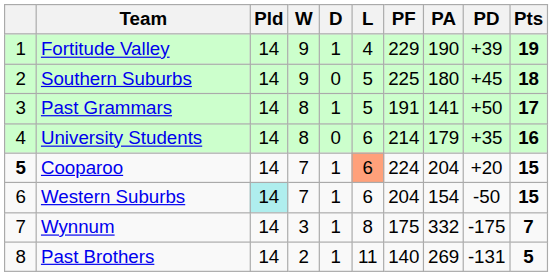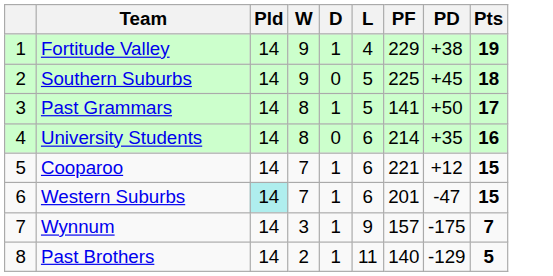- column: (444, 19)
(487, 49) +39 -> (447, 49) +38
(404, 108) 191 -> (404, 108) 141
(21, 167) bold -> (21, 167) normal
(368, 167) lightsalmon background -> (368, 167) no background
(404, 167) 224 -> (404, 167) 221
(487, 167) +20 -> (447, 167) +12
(404, 197) 204 -> (404, 197) 201
(487, 197) -50 -> (447, 197) -47
(368, 227) 8 -> (368, 227) 9
(404, 227) 175 -> (404, 227) 157
(487, 256) -131 -> (447, 256) -129
